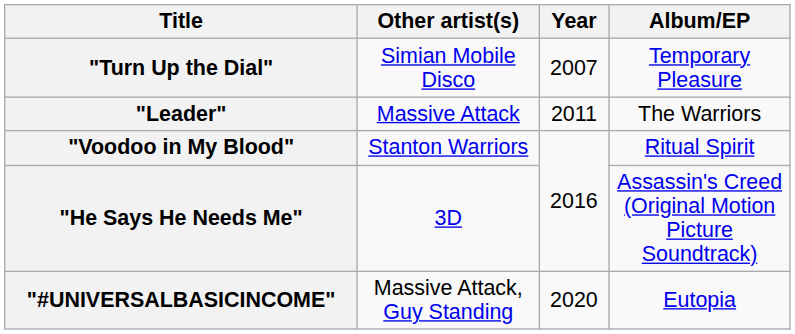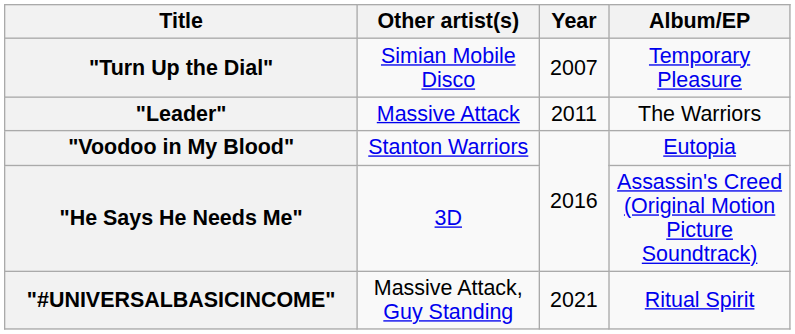(700, 147) Ritual Spirit -> (700, 147) Eutopia
(574, 300) 2020 -> (574, 300) 2021
(700, 300) Eutopia -> (700, 300) Ritual Spirit
